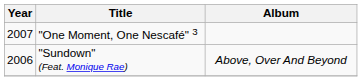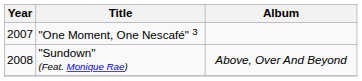(20, 60) 2006 -> (20, 60) 2008
